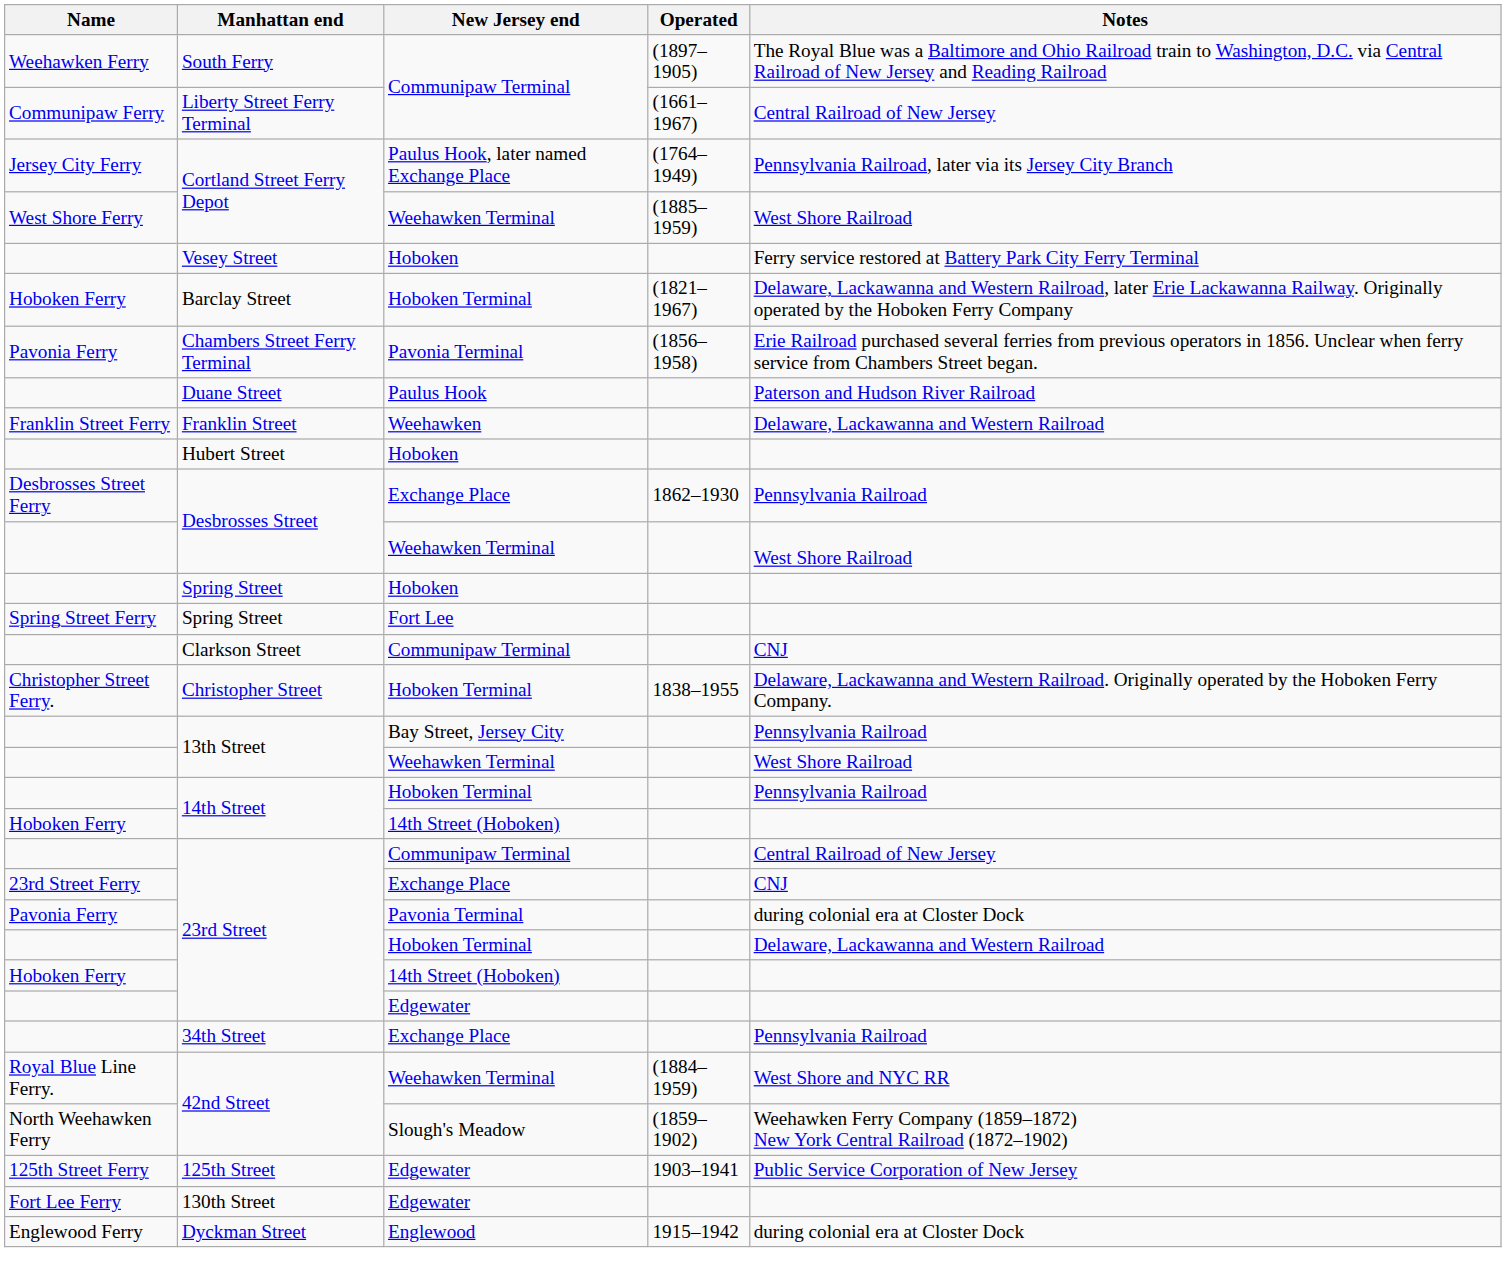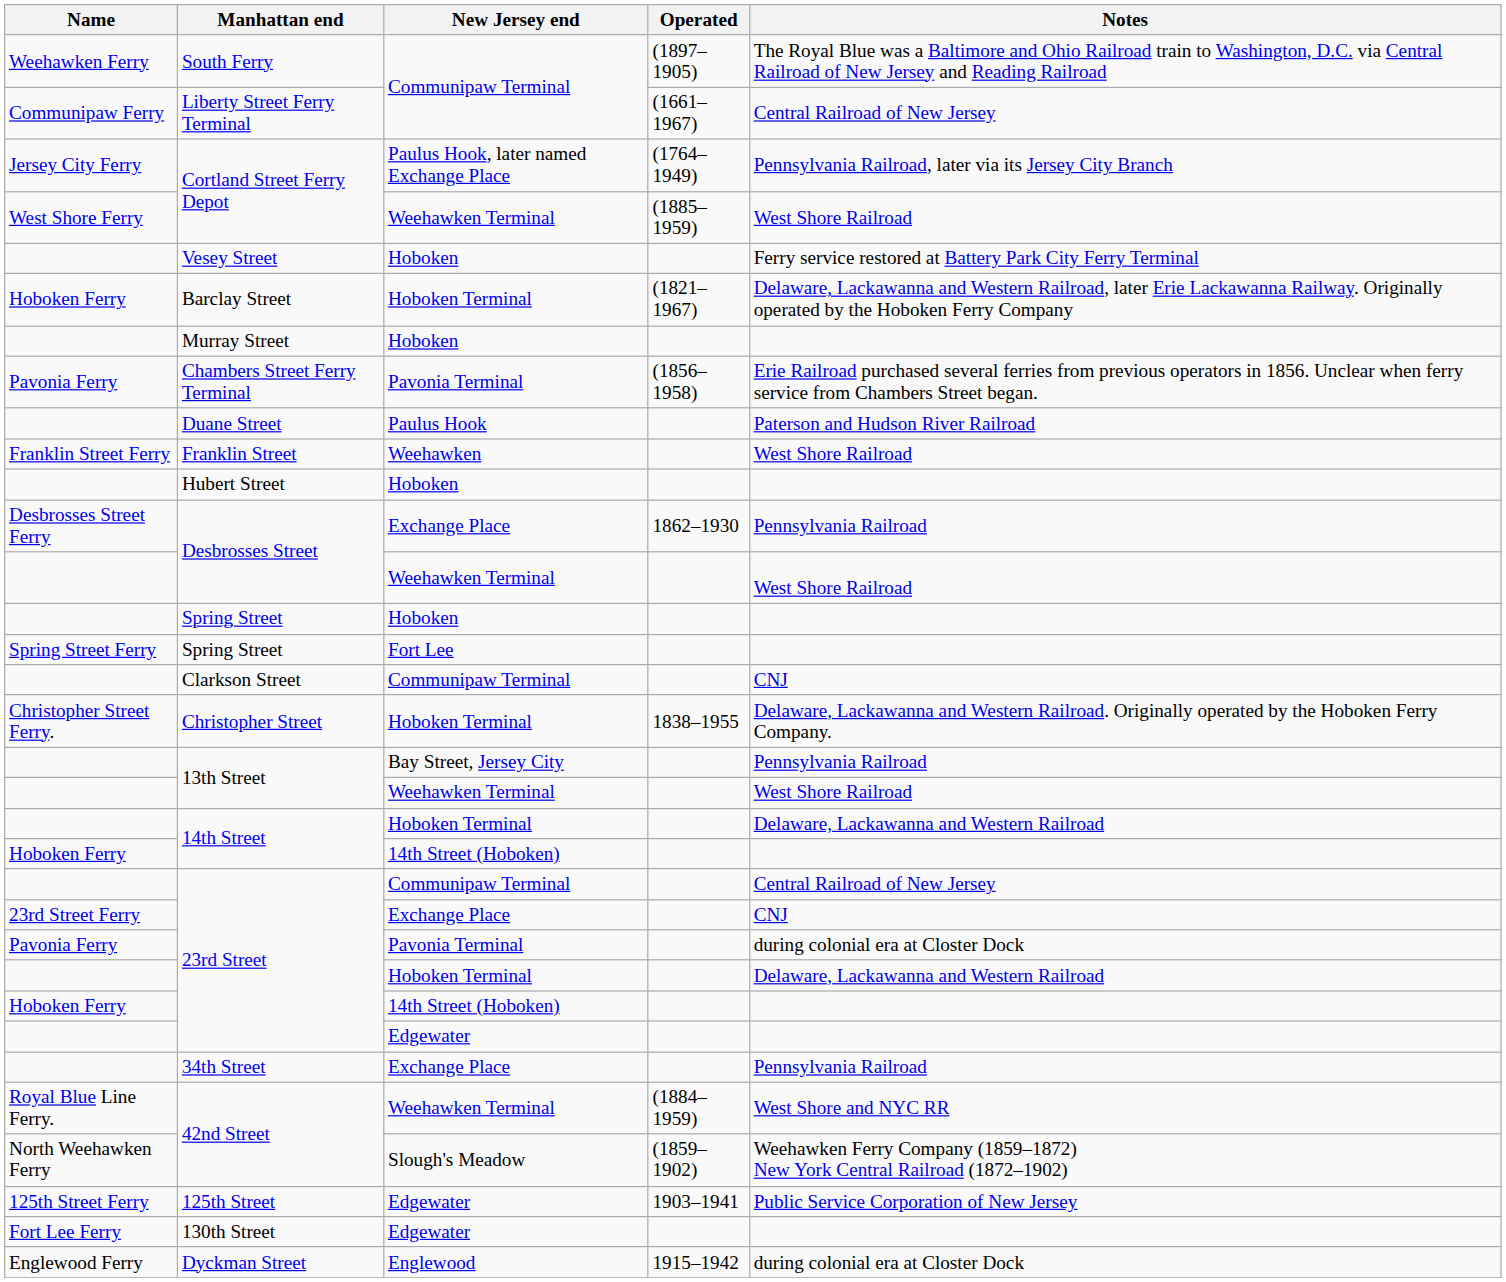+ row: (235, 340)
(929, 423) Delaware, Lackawanna and Western Railroad -> (833, 453) West Shore Railroad
(840, 792) Pennsylvania Railroad -> (929, 823) Delaware, Lackawanna and Western Railroad
